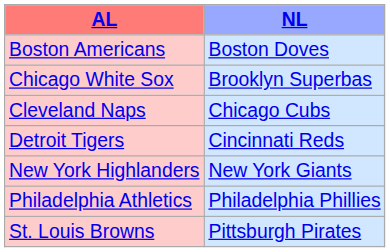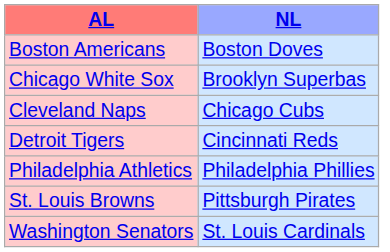- row: (104, 170)
+ row: (101, 231)
